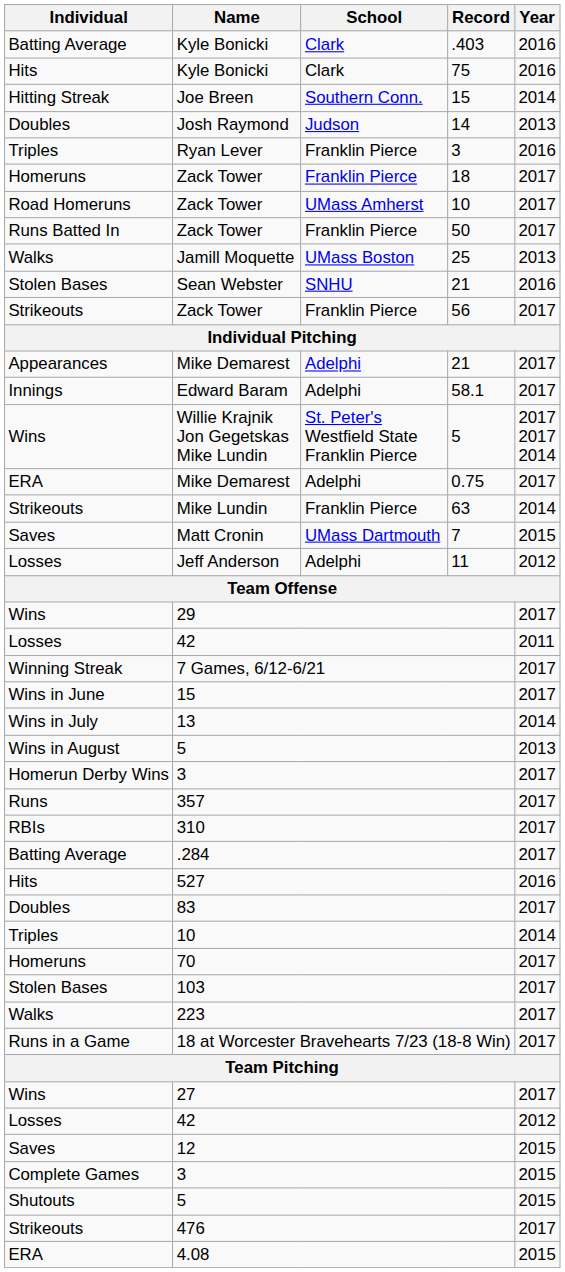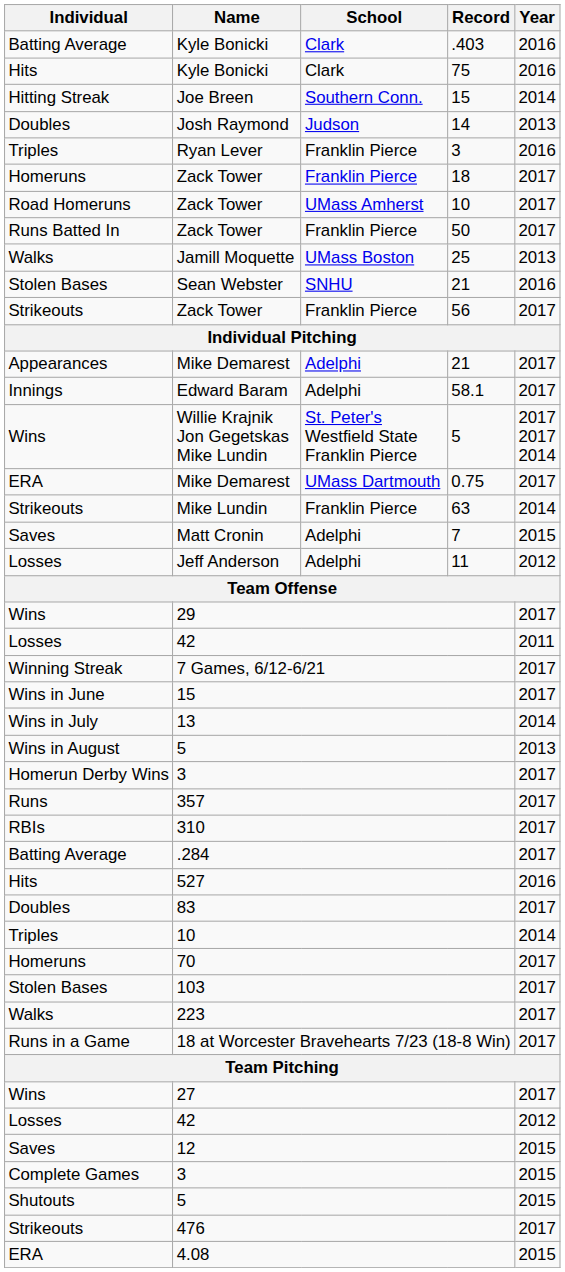(333, 481) Adelphi -> (373, 481) UMass Dartmouth
(373, 535) UMass Dartmouth -> (333, 535) Adelphi
